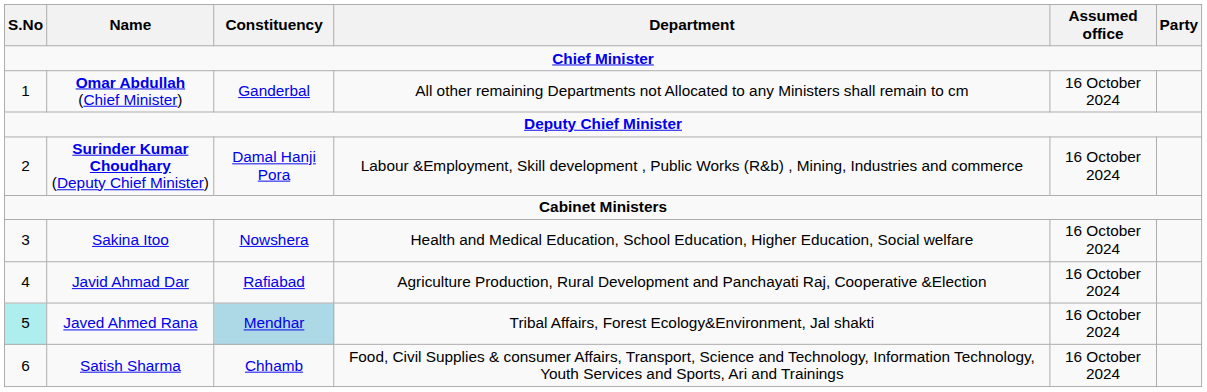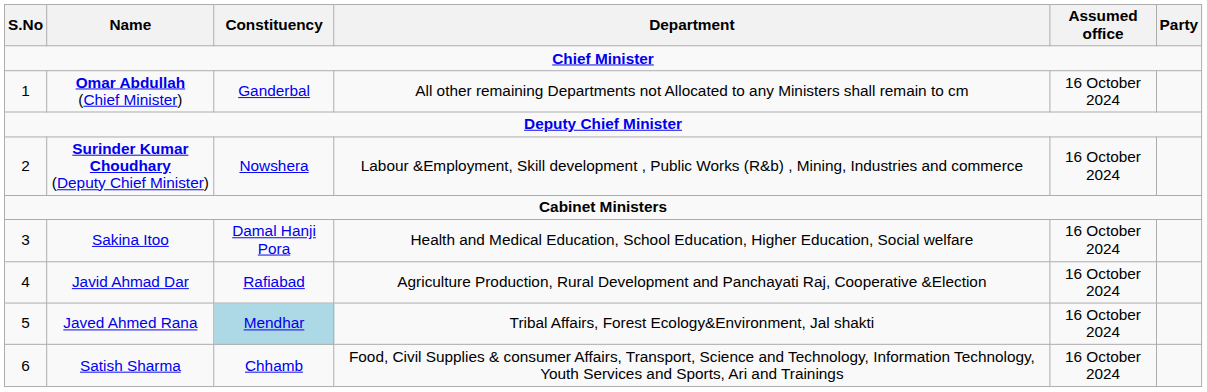(274, 165) Damal Hanji Pora -> (274, 165) Nowshera
(274, 240) Nowshera -> (274, 240) Damal Hanji Pora
(26, 323) paleturquoise background -> (26, 323) no background
